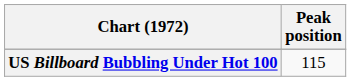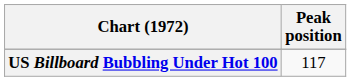(313, 62) 115 -> (313, 62) 117
